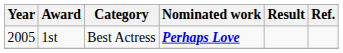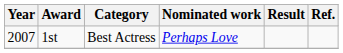(21, 37) 2005 -> (21, 37) 2007
(201, 37) bold -> (200, 37) normal
